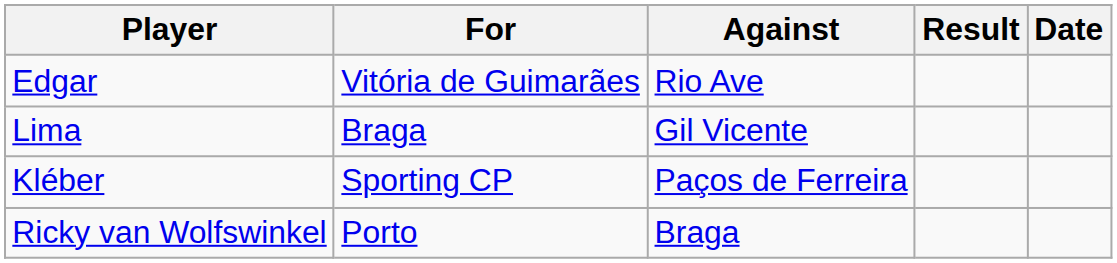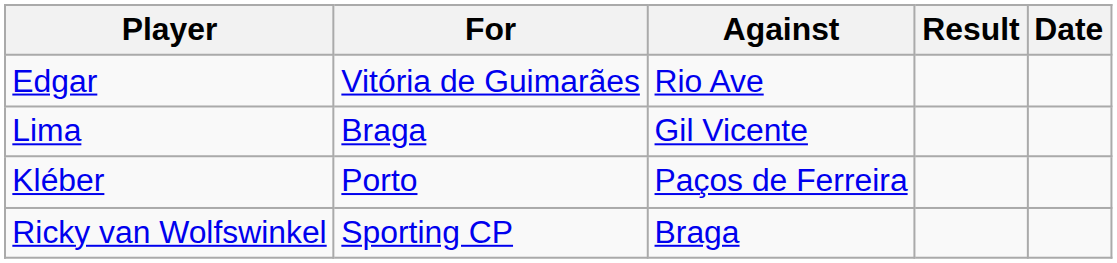(427, 181) Sporting CP -> (379, 181) Porto
(379, 231) Porto -> (427, 231) Sporting CP
